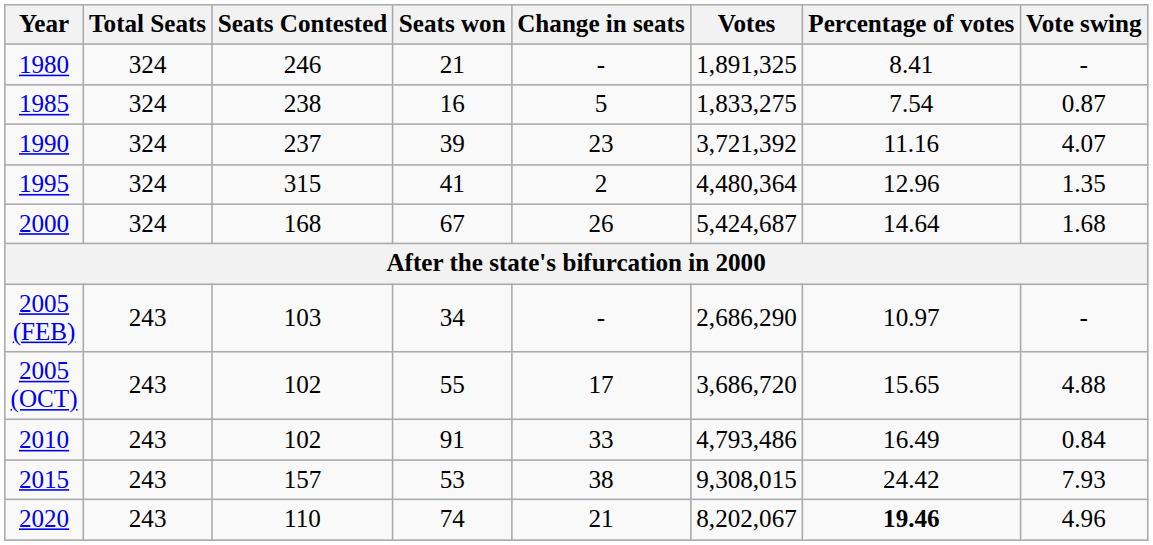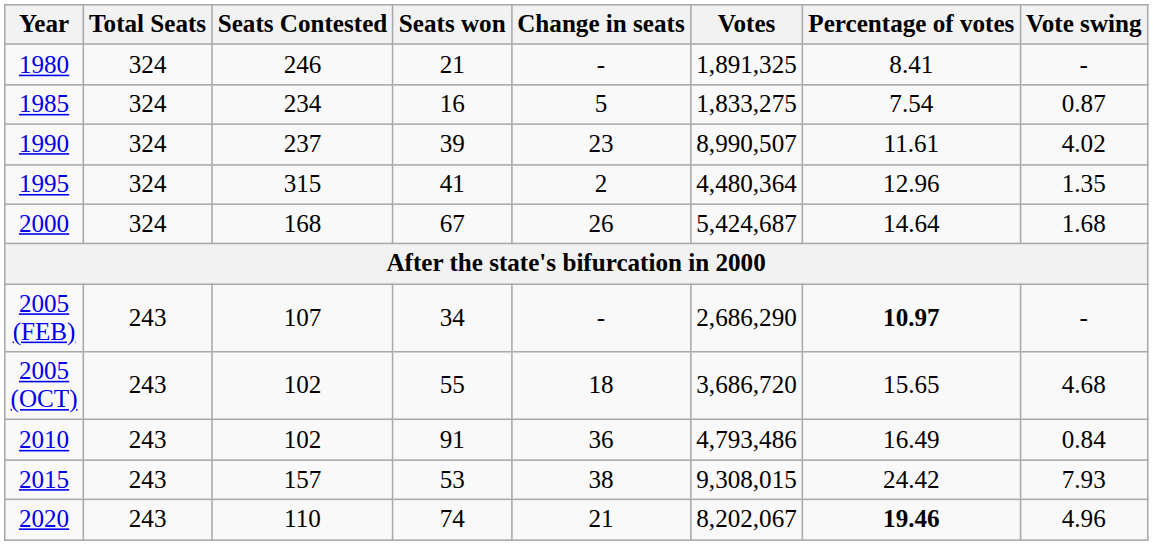(302, 104) 238 -> (302, 104) 234
(747, 143) 3,721,392 -> (747, 143) 8,990,507
(911, 143) 11.16 -> (911, 143) 11.61
(1084, 143) 4.07 -> (1084, 143) 4.02
(302, 317) 103 -> (302, 317) 107
(911, 317) normal -> (911, 317) bold
(601, 385) 17 -> (601, 385) 18
(1084, 385) 4.88 -> (1084, 385) 4.68
(601, 439) 33 -> (601, 439) 36
